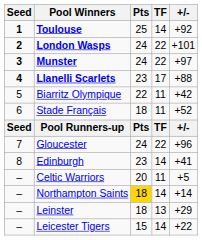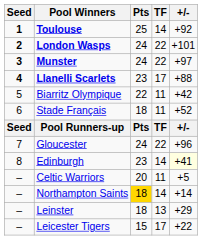(183, 161) no background -> (183, 161) lightyellow background
(160, 227) 14 -> (160, 227) 17
